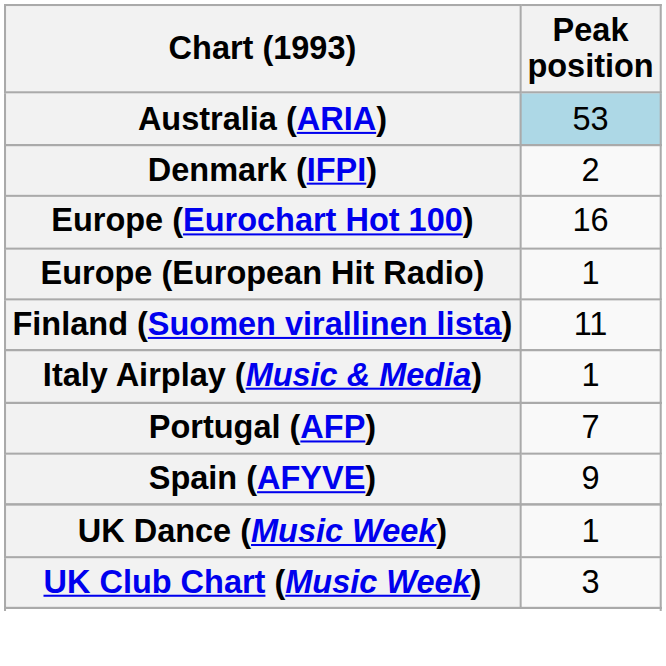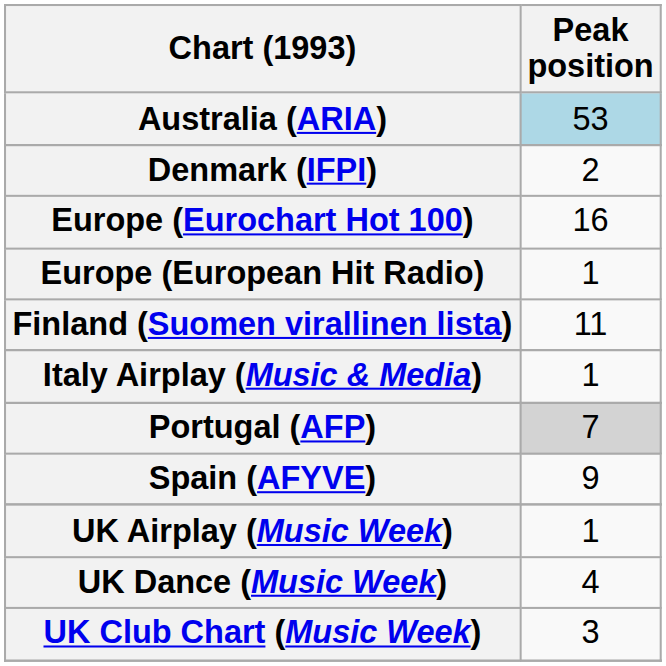(591, 427) no background -> (591, 427) lightgrey background
+ row: (262, 530)
(591, 530) 1 -> (591, 581) 4
